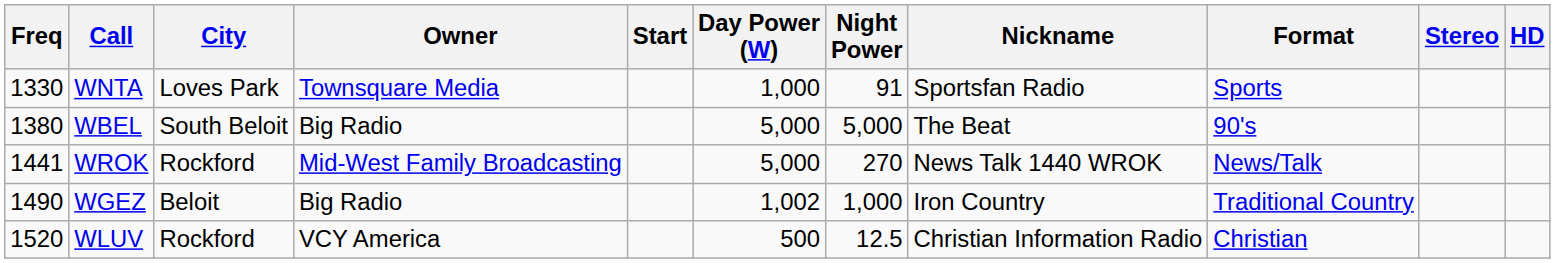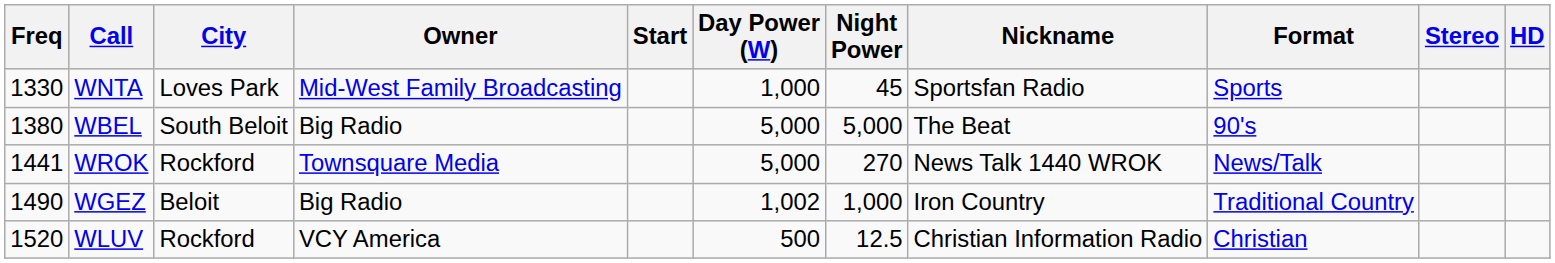(399, 88) Townsquare Media -> (460, 88) Mid-West Family Broadcasting
(889, 88) 91 -> (889, 88) 45
(460, 163) Mid-West Family Broadcasting -> (399, 163) Townsquare Media
